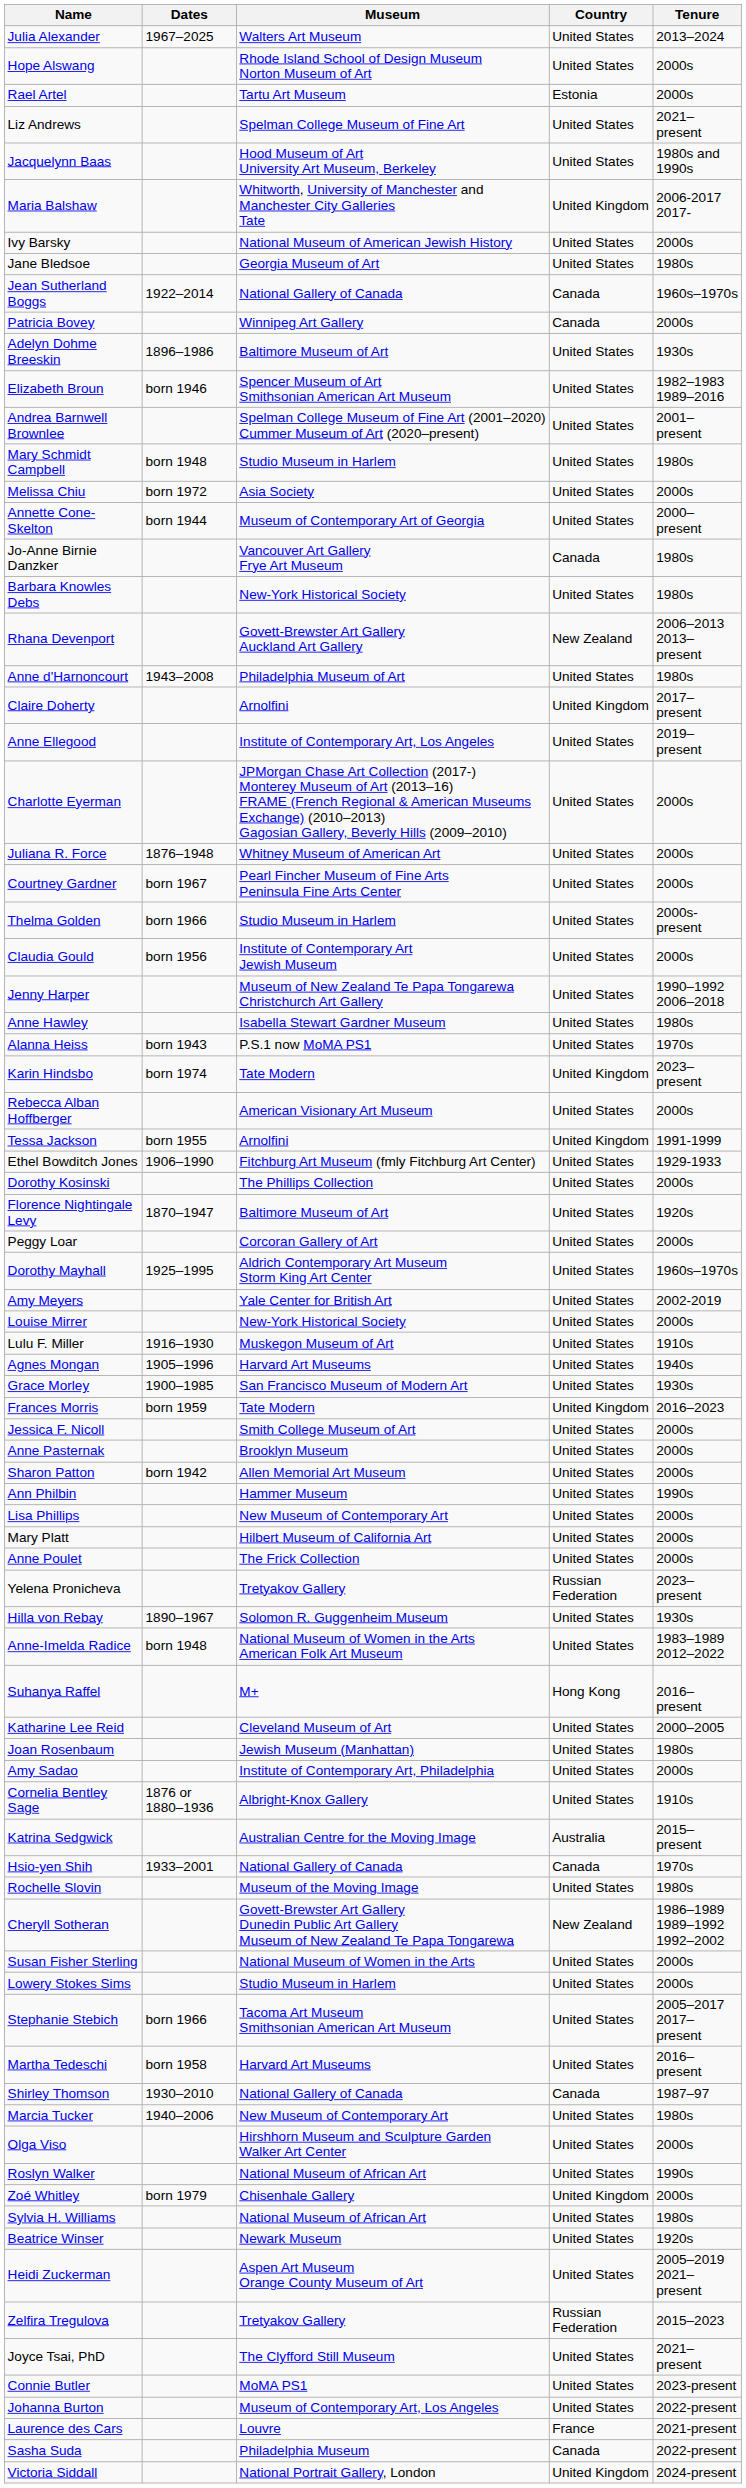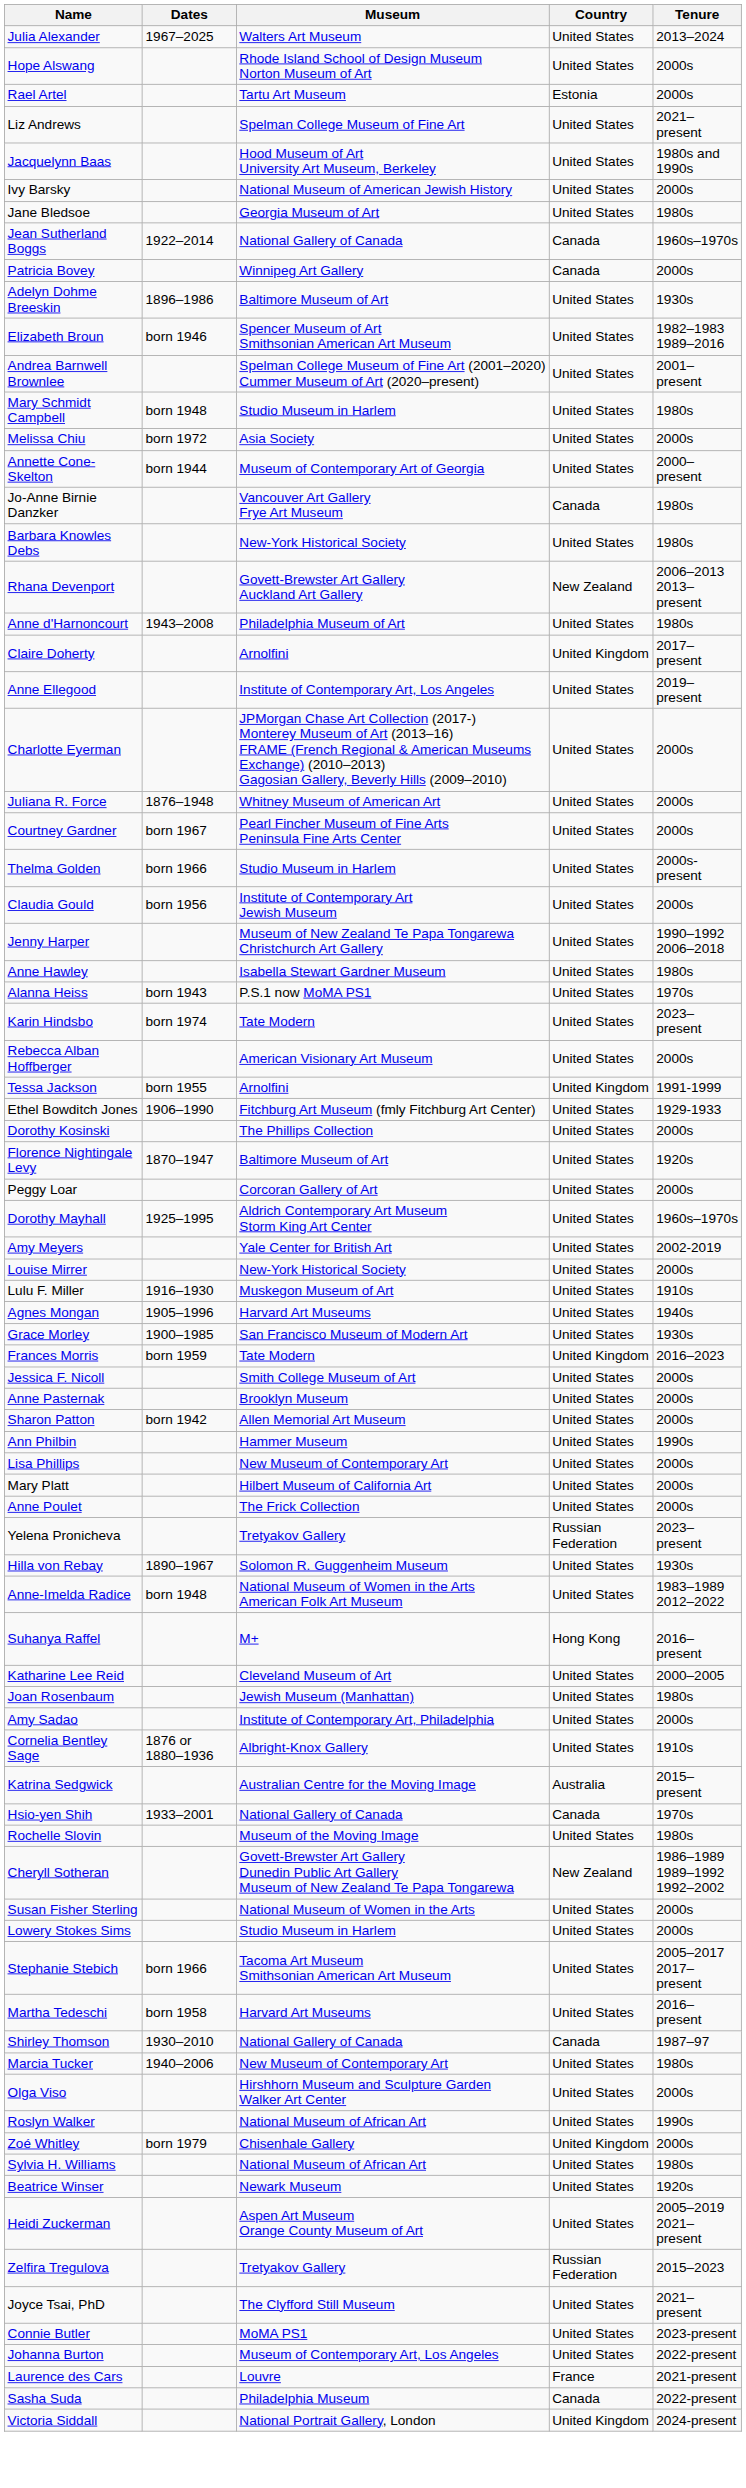- row: (52, 205)
(601, 1074) United Kingdom -> (593, 1021) United States
